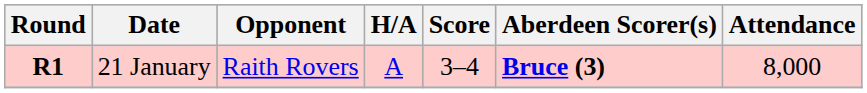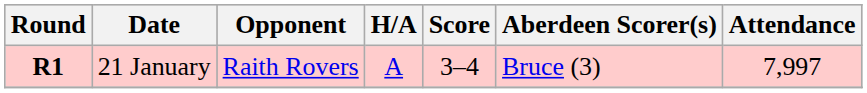(554, 66) bold -> (551, 66) normal
(792, 66) 8,000 -> (792, 66) 7,997
